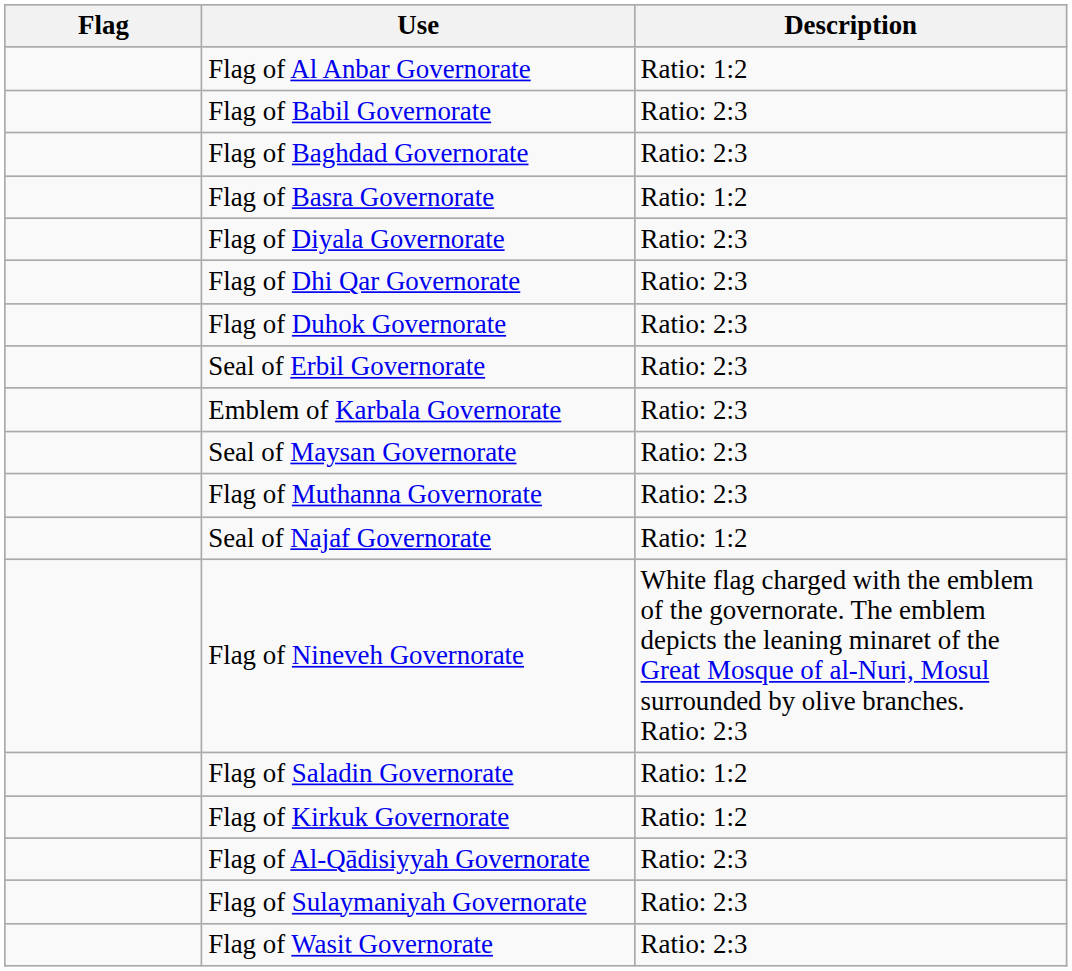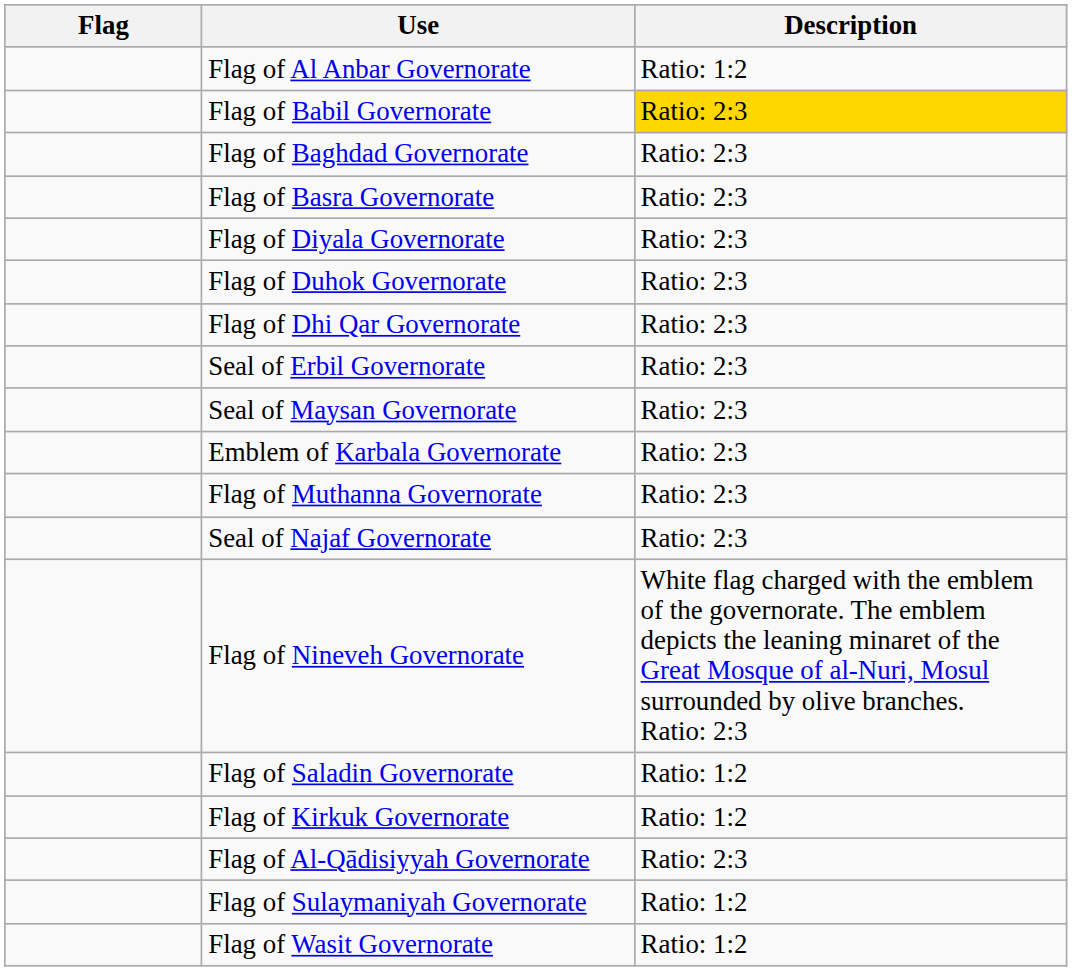(694, 111) no background -> (694, 111) gold background
(694, 196) Ratio: 1:2 -> (694, 196) Ratio: 2:3
rows swapped: (364, 281) <-> (357, 324)
rows swapped: (385, 409) <-> (362, 452)
(694, 537) Ratio: 1:2 -> (694, 537) Ratio: 2:3
(694, 901) Ratio: 2:3 -> (694, 901) Ratio: 1:2
(694, 944) Ratio: 2:3 -> (694, 944) Ratio: 1:2
